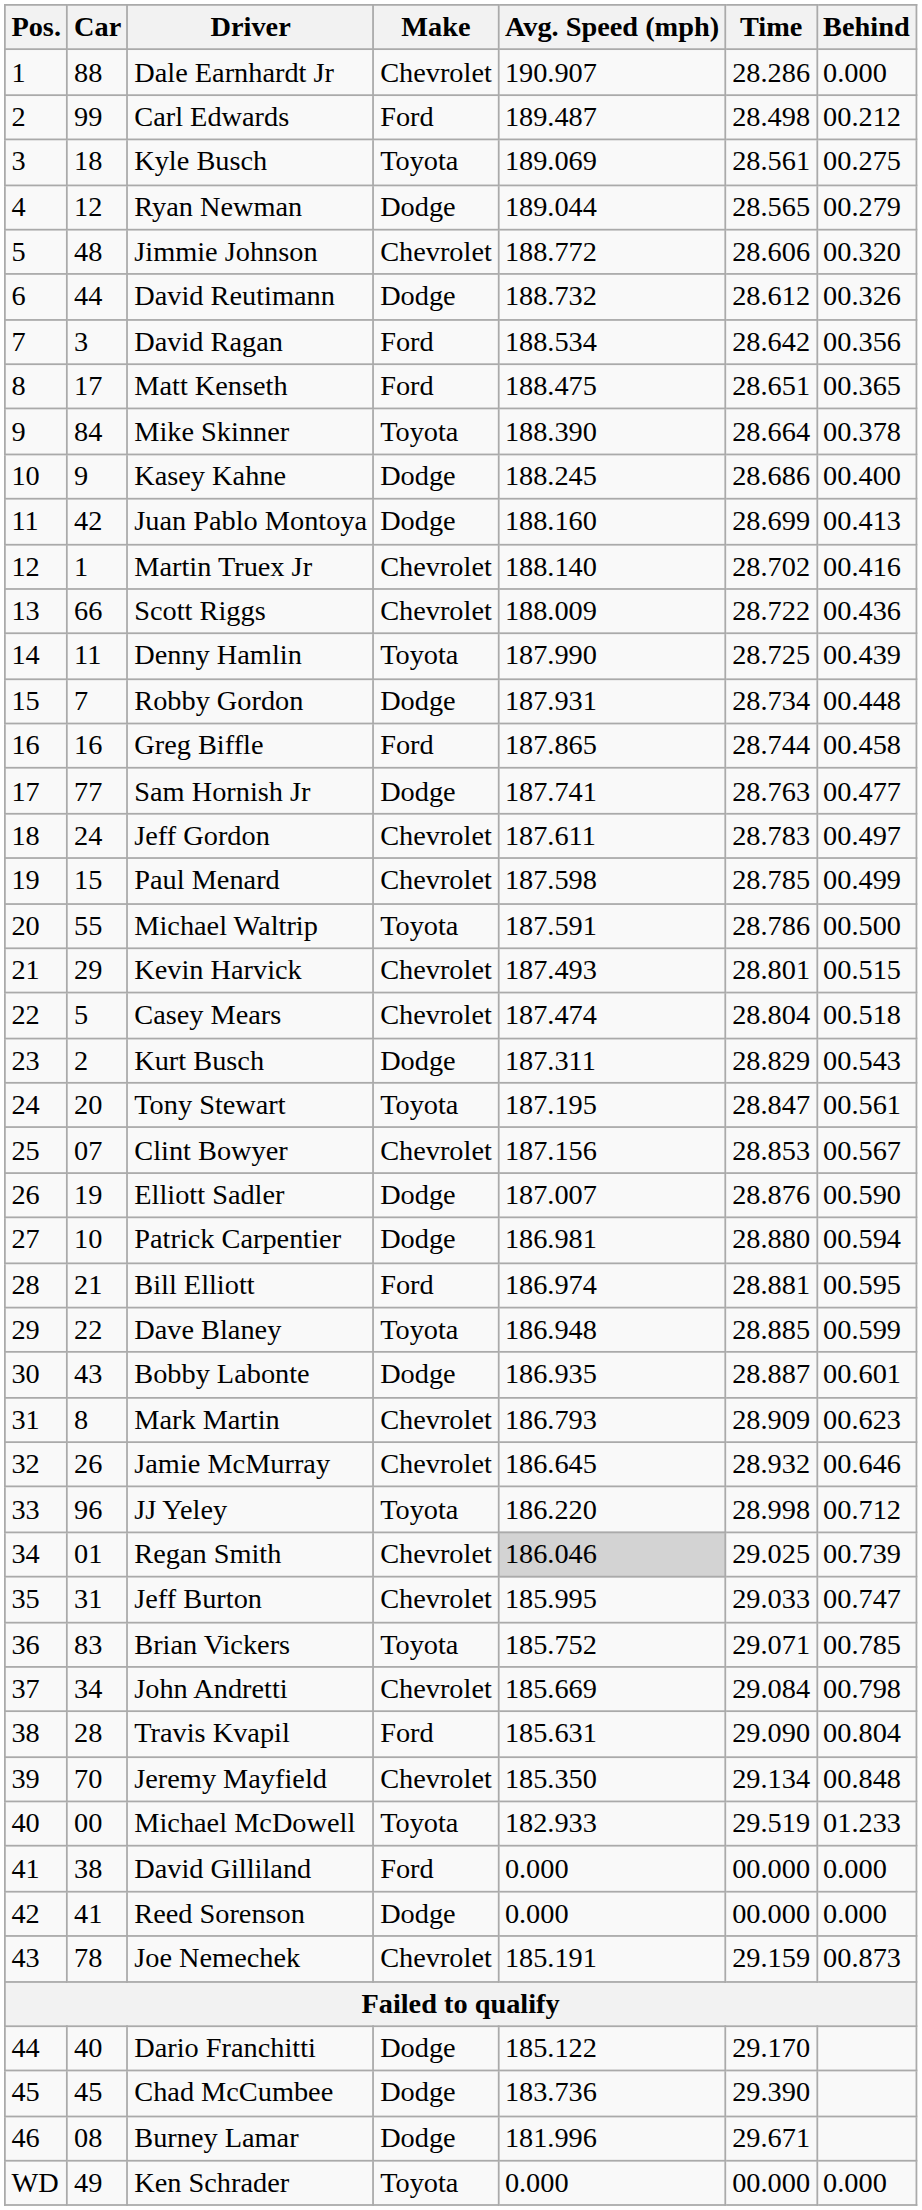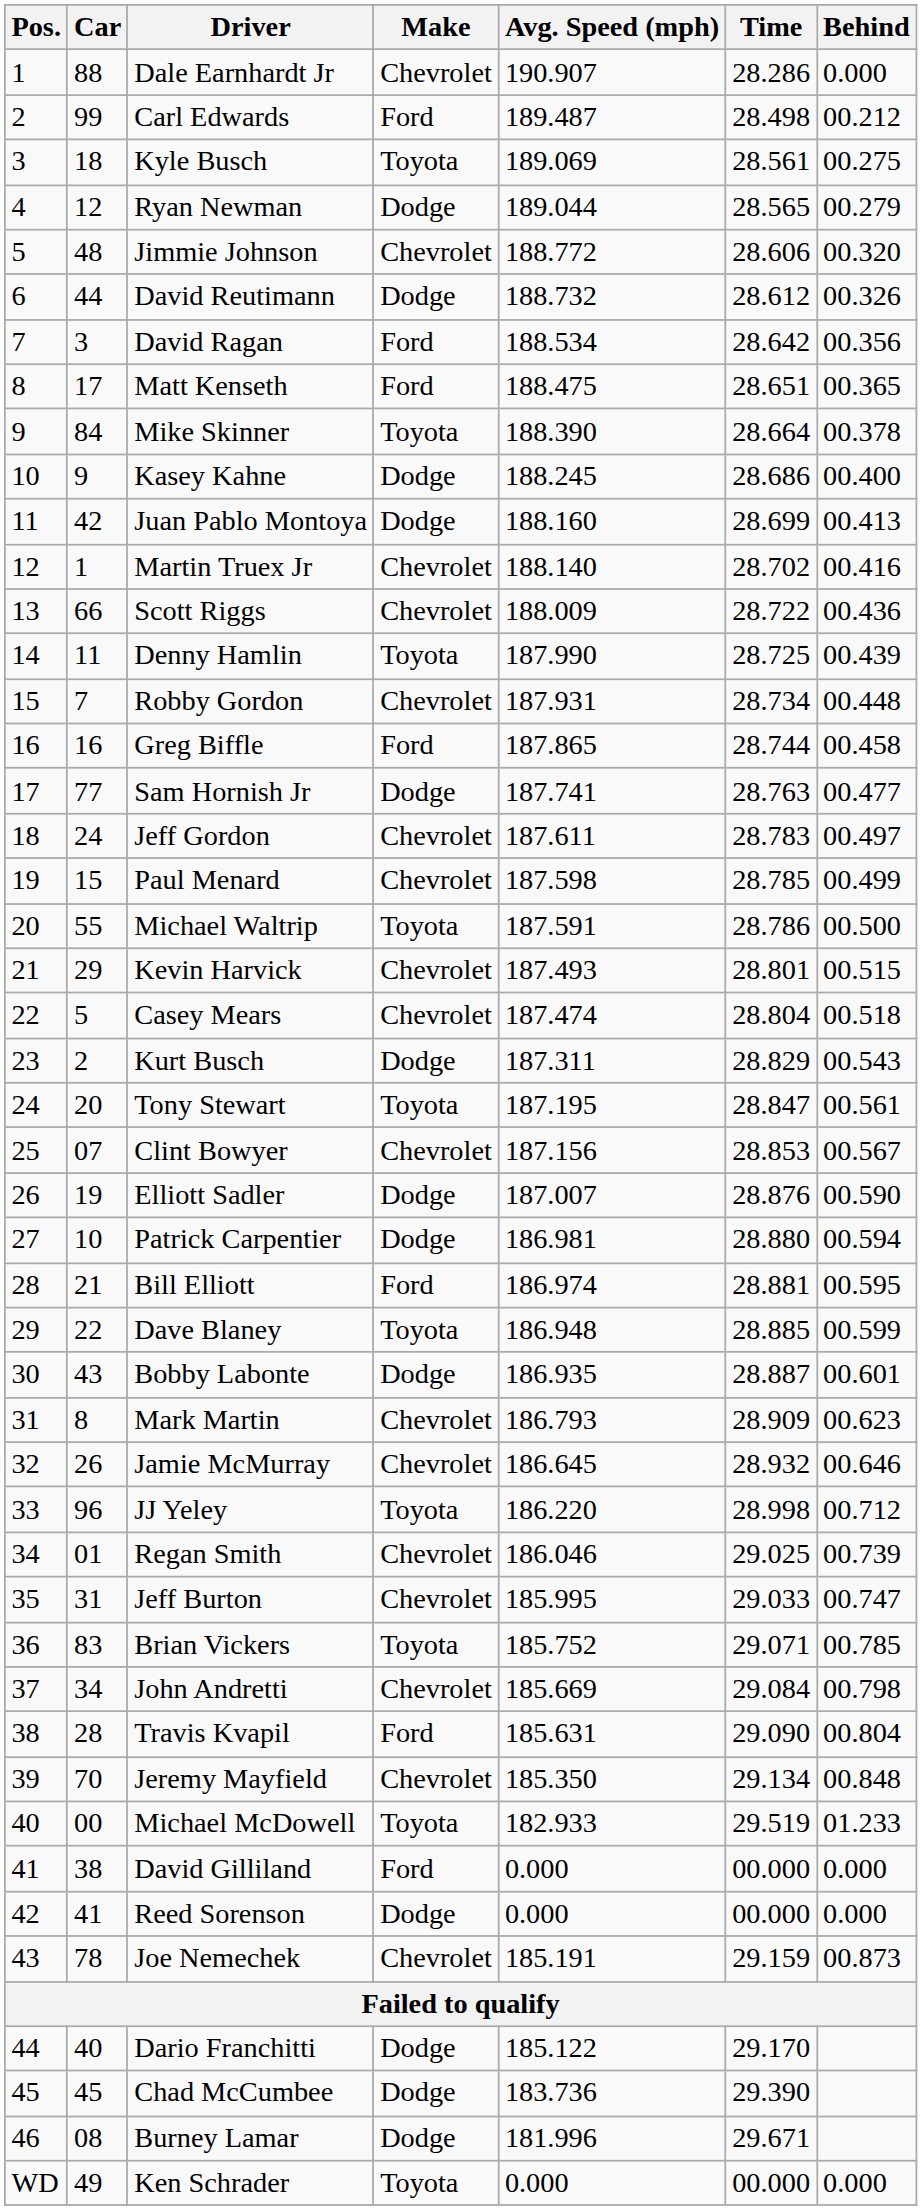(418, 700) Dodge -> (436, 700) Chevrolet
(551, 1554) lightgrey background -> (551, 1554) no background
